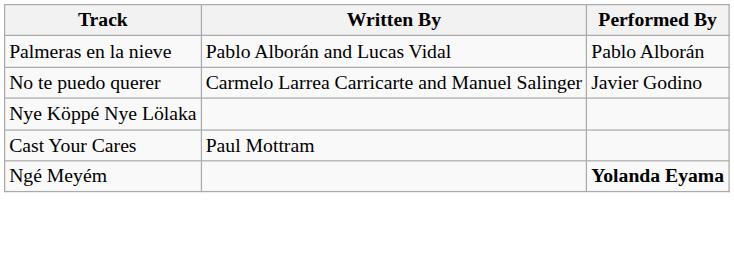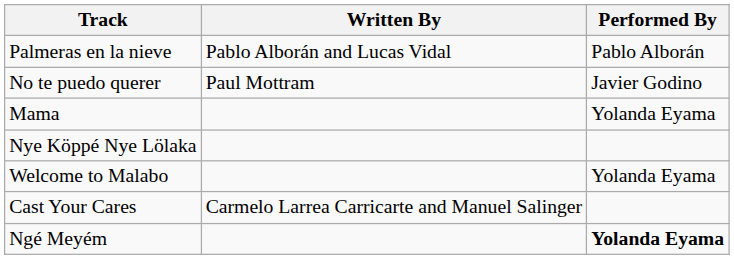(394, 82) Carmelo Larrea Carricarte and Manuel Salinger -> (260, 82) Paul Mottram
+ row: (34, 113)
+ row: (89, 176)
(260, 144) Paul Mottram -> (394, 207) Carmelo Larrea Carricarte and Manuel Salinger
